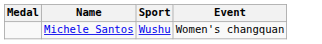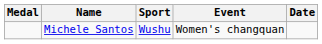+ column: (302, 13)
